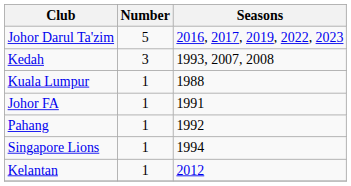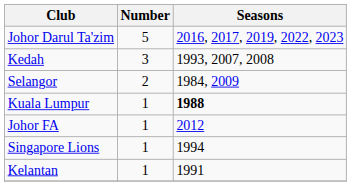+ row: (32, 81)
(190, 81) normal -> (190, 103) bold
(190, 103) 1991 -> (190, 125) 2012
- row: (28, 125)
(190, 170) 2012 -> (190, 170) 1991
